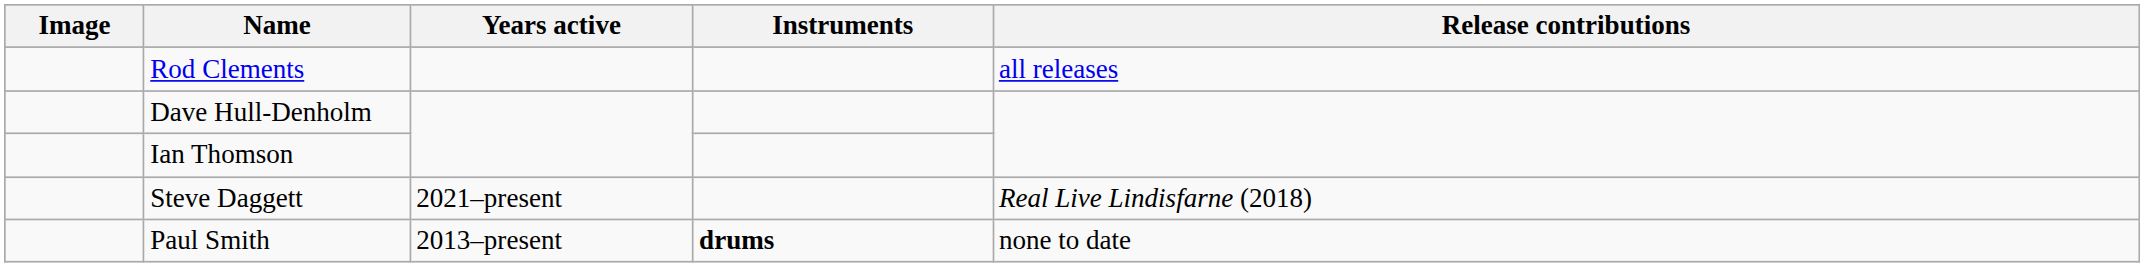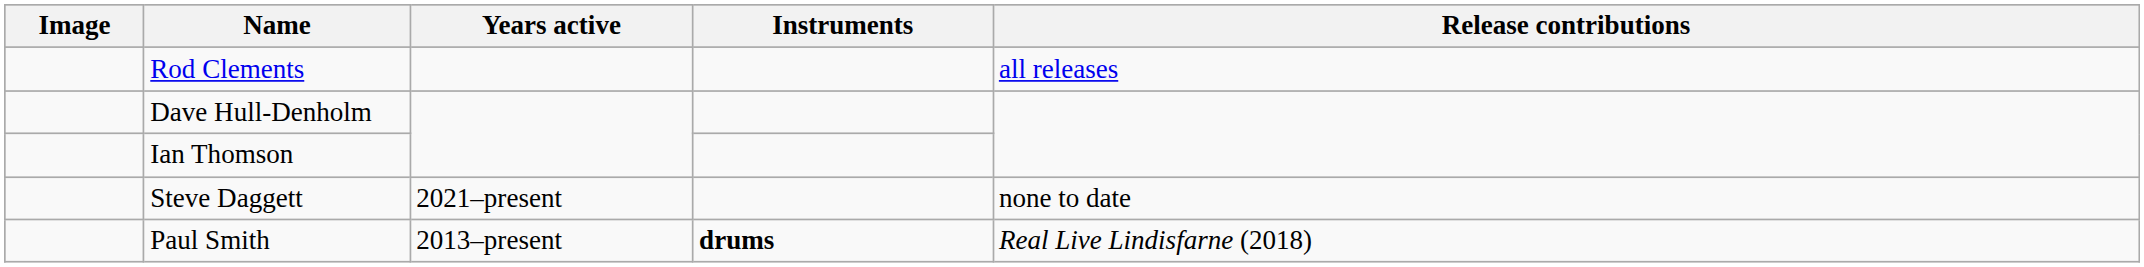(1155, 197) Real Live Lindisfarne (2018) -> (1065, 197) none to date
(1065, 240) none to date -> (1155, 240) Real Live Lindisfarne (2018)
